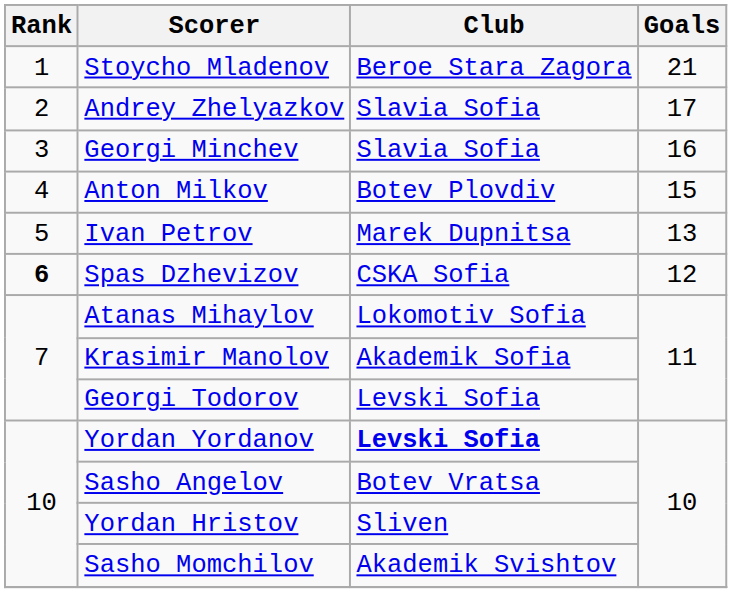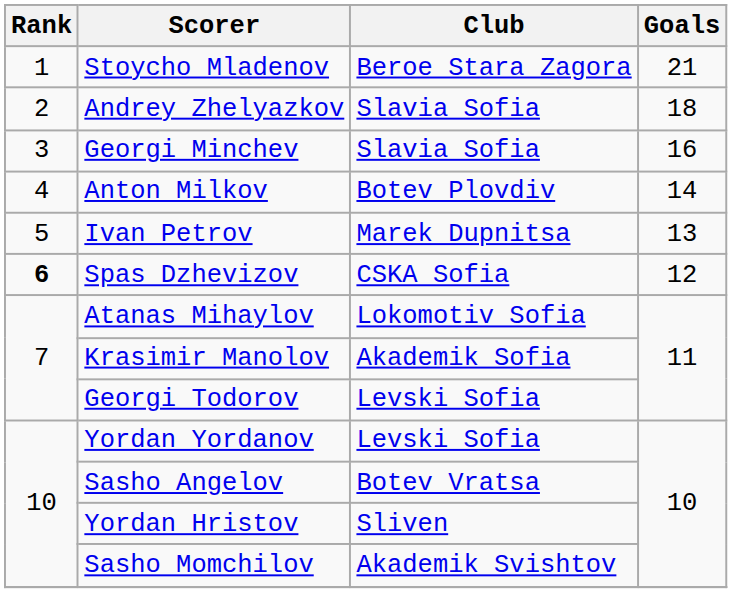(682, 109) 17 -> (682, 109) 18
(682, 192) 15 -> (682, 192) 14
(448, 441) bold -> (448, 441) normal
